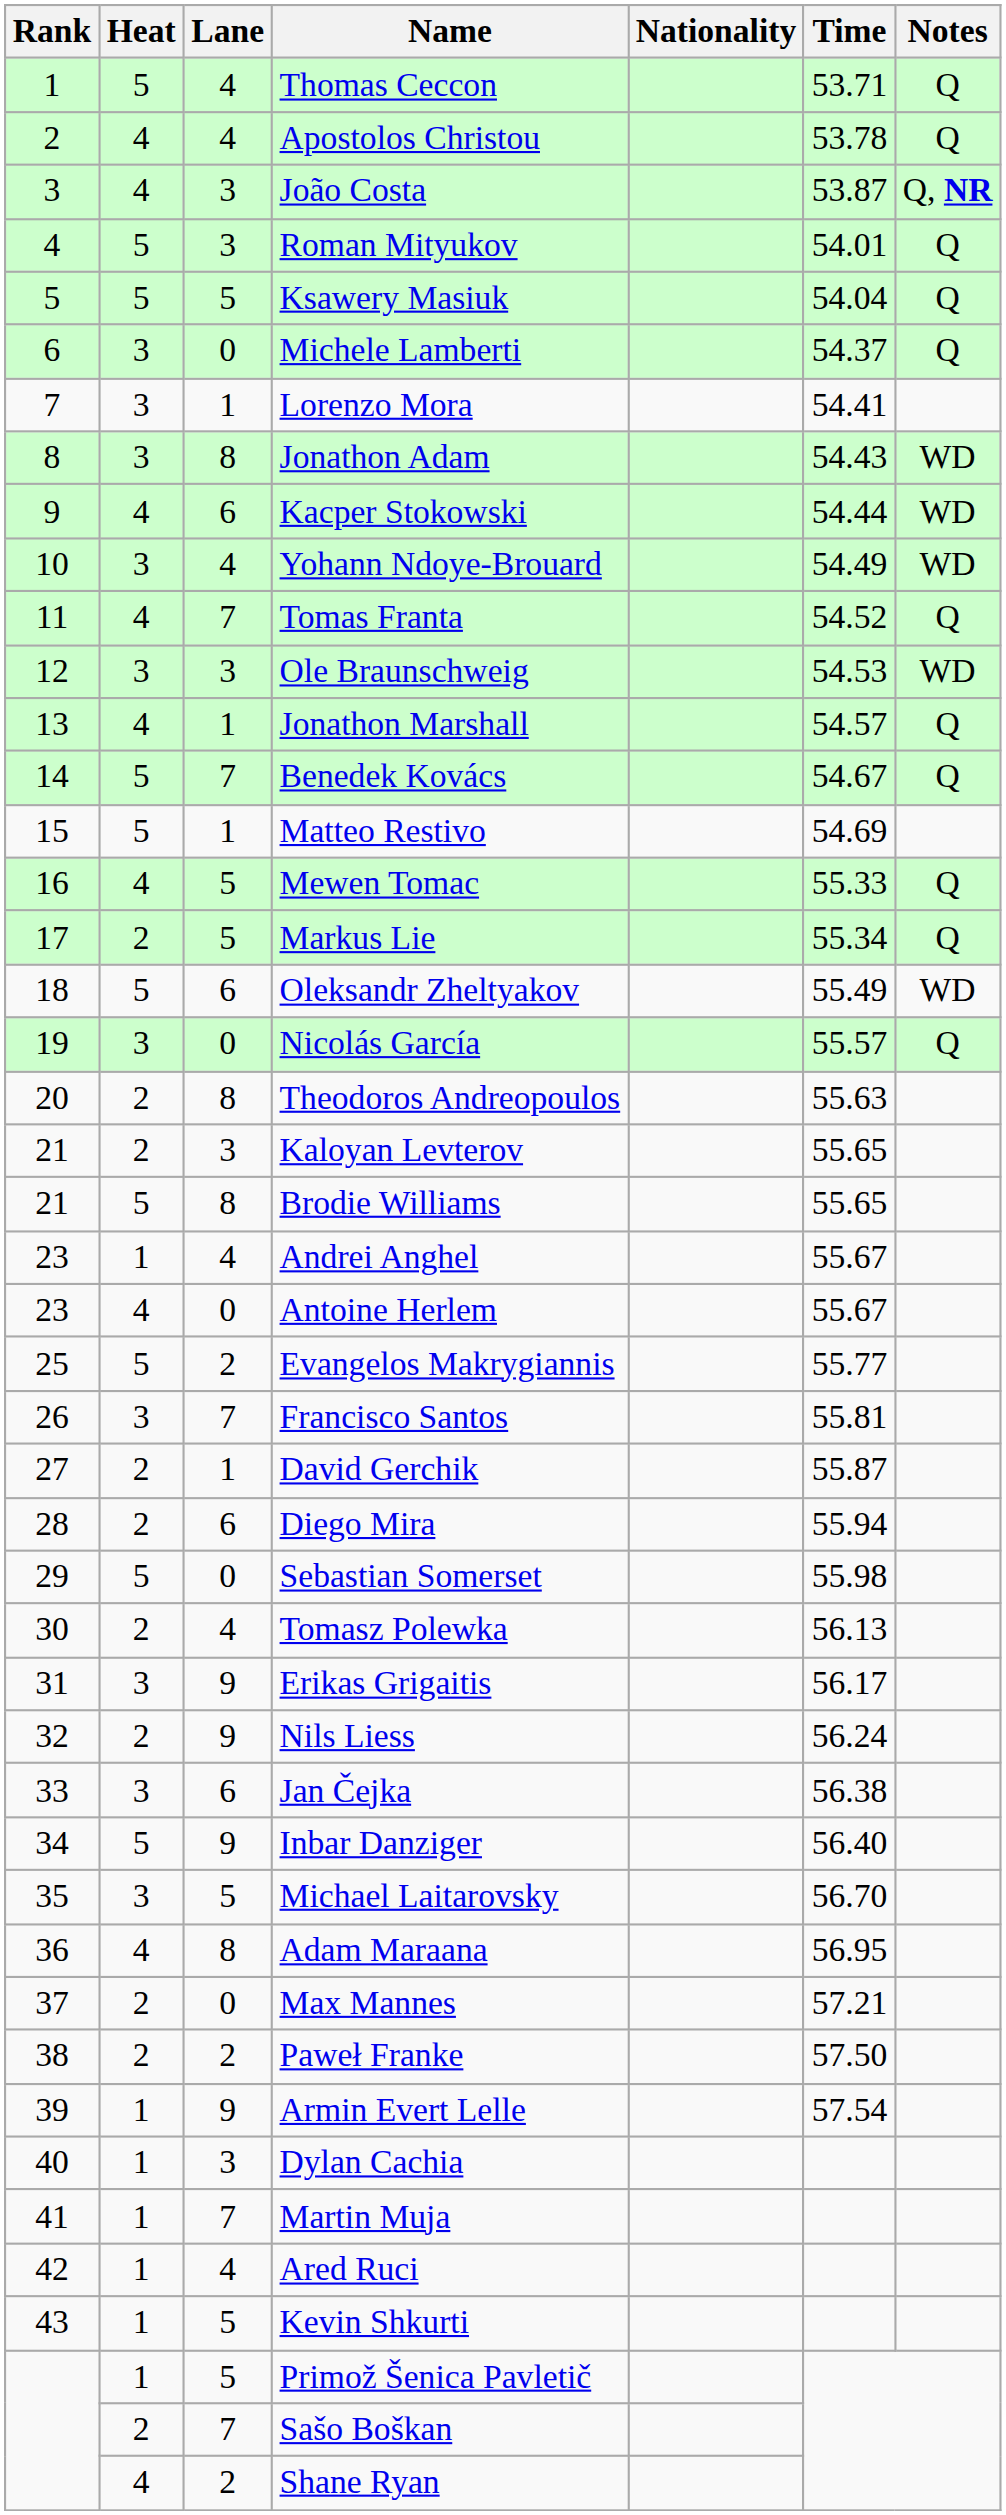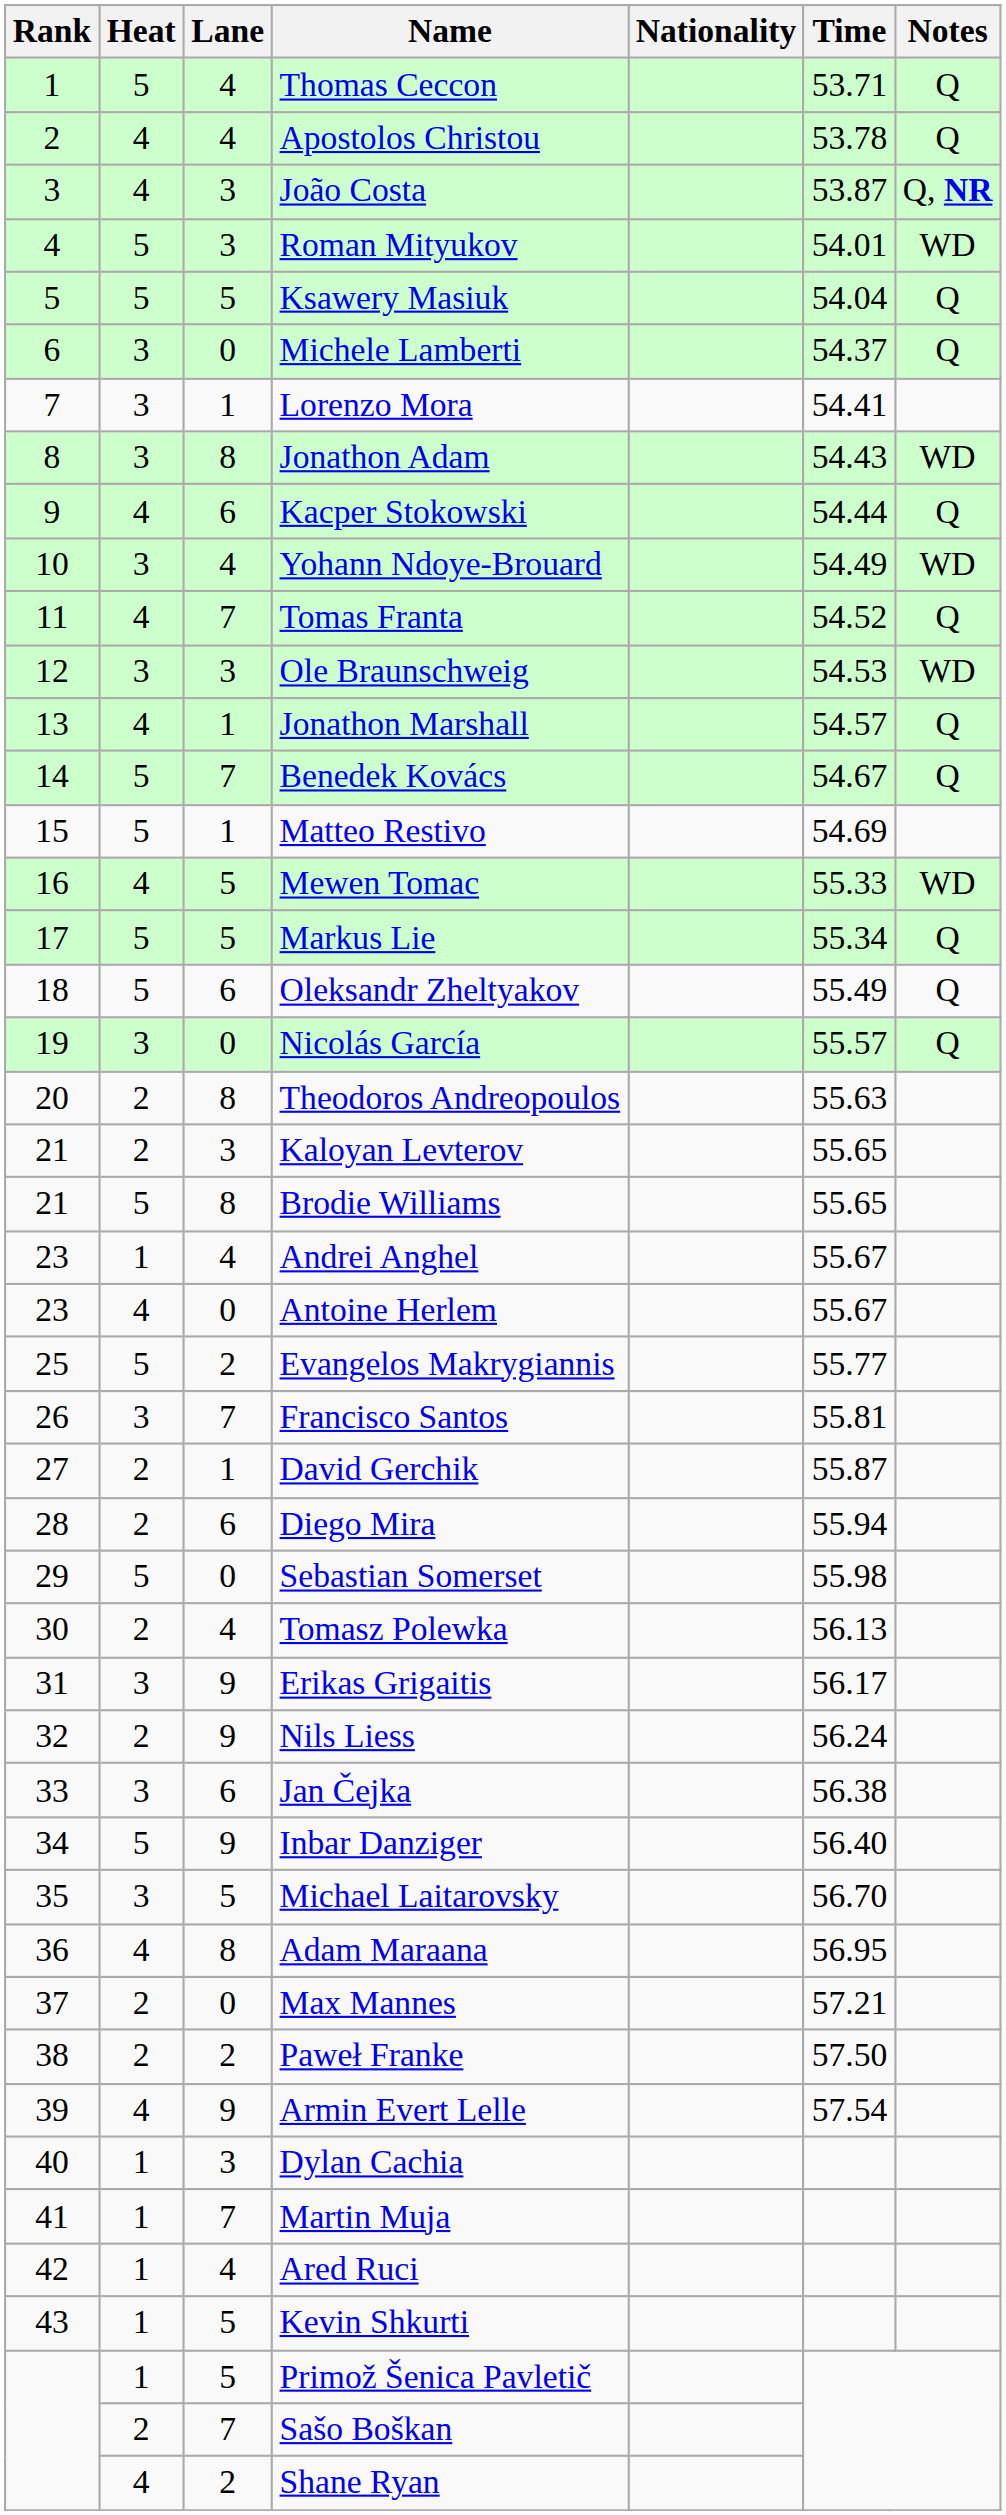(948, 244) Q -> (948, 244) WD
(948, 510) WD -> (948, 510) Q
(948, 883) Q -> (948, 883) WD
(141, 937) 2 -> (141, 937) 5
(948, 990) WD -> (948, 990) Q
(141, 2109) 1 -> (141, 2109) 4
